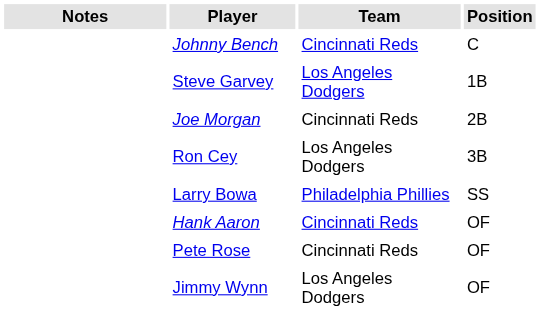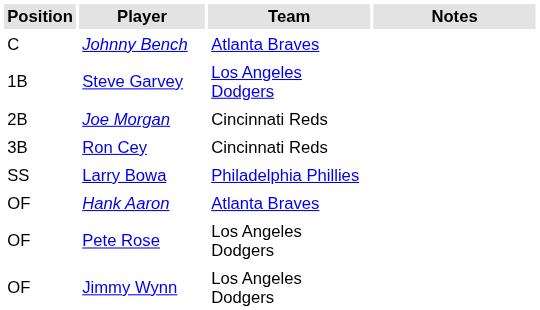columns swapped: (500, 16) <-> (85, 16)
(360, 44) Cincinnati Reds -> (265, 44) Atlanta Braves
(347, 156) Los Angeles Dodgers -> (269, 147) Cincinnati Reds
(360, 222) Cincinnati Reds -> (265, 203) Atlanta Braves
(360, 250) Cincinnati Reds -> (257, 241) Los Angeles Dodgers
